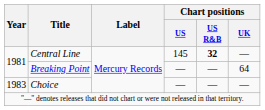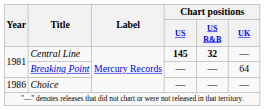(180, 54) normal -> (180, 54) bold
(16, 85) 1983 -> (16, 85) 1986
